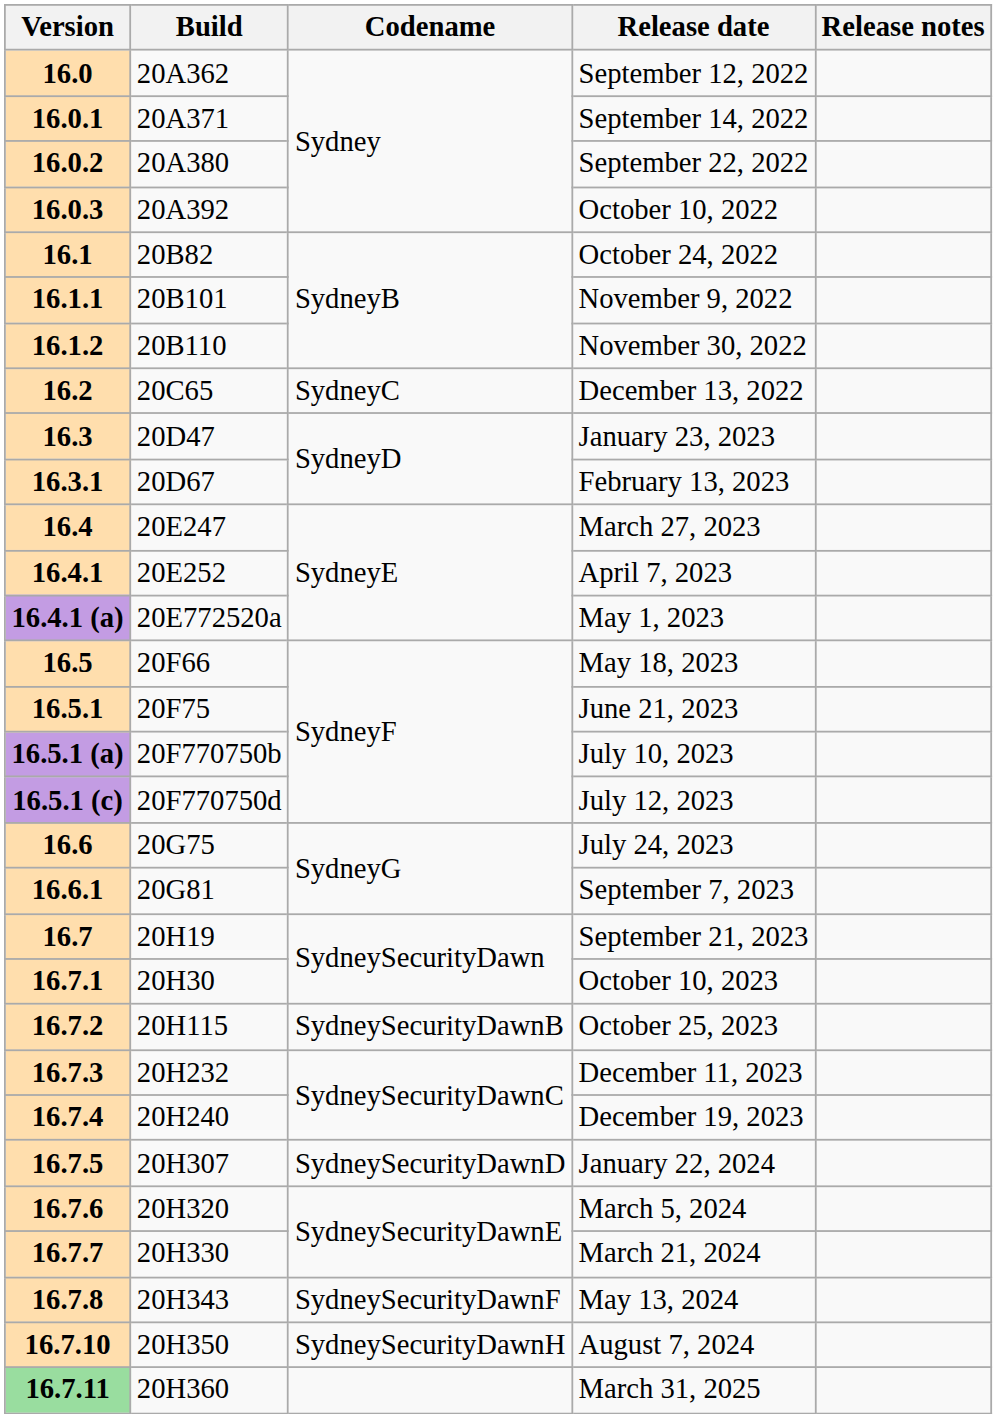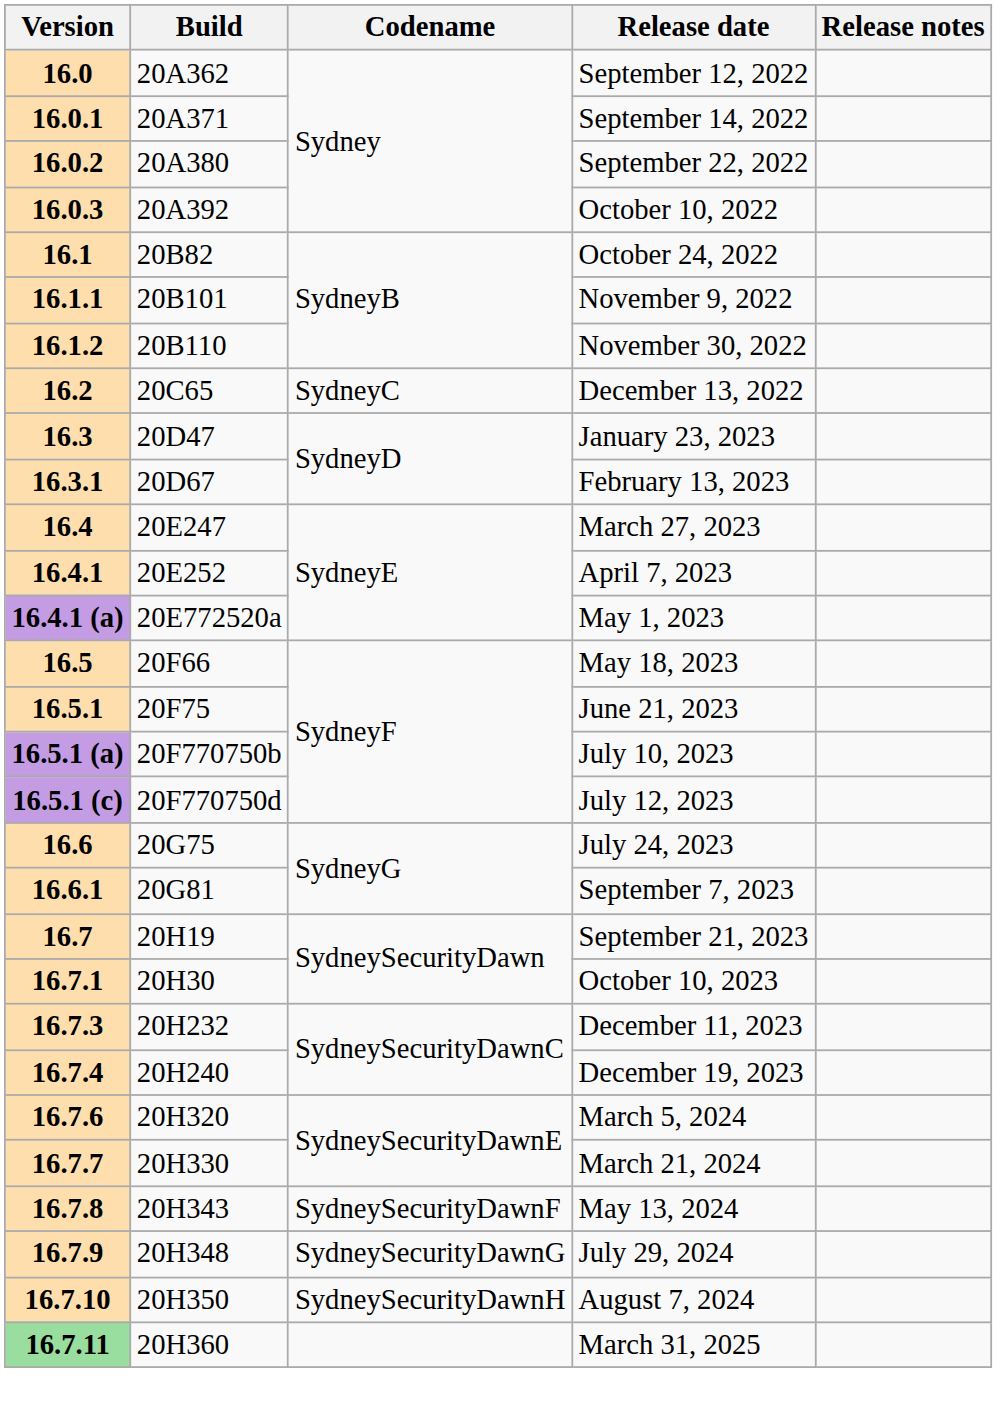- row: (68, 1026)
- row: (68, 1162)
+ row: (68, 1253)
